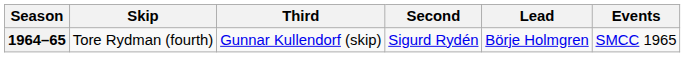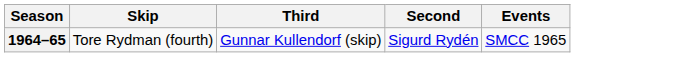- column: (537, 16)
